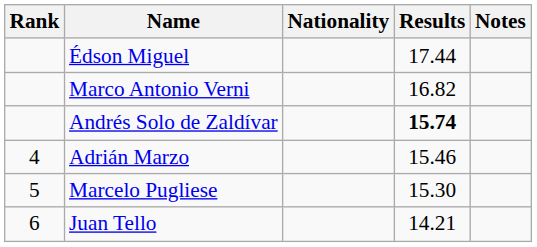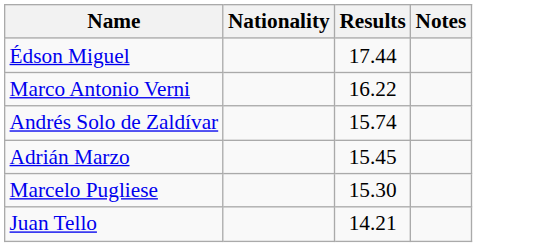- column: (34, 21)
(432, 88) 16.82 -> (373, 88) 16.22
(432, 122) bold -> (373, 122) normal
(432, 156) 15.46 -> (373, 156) 15.45
